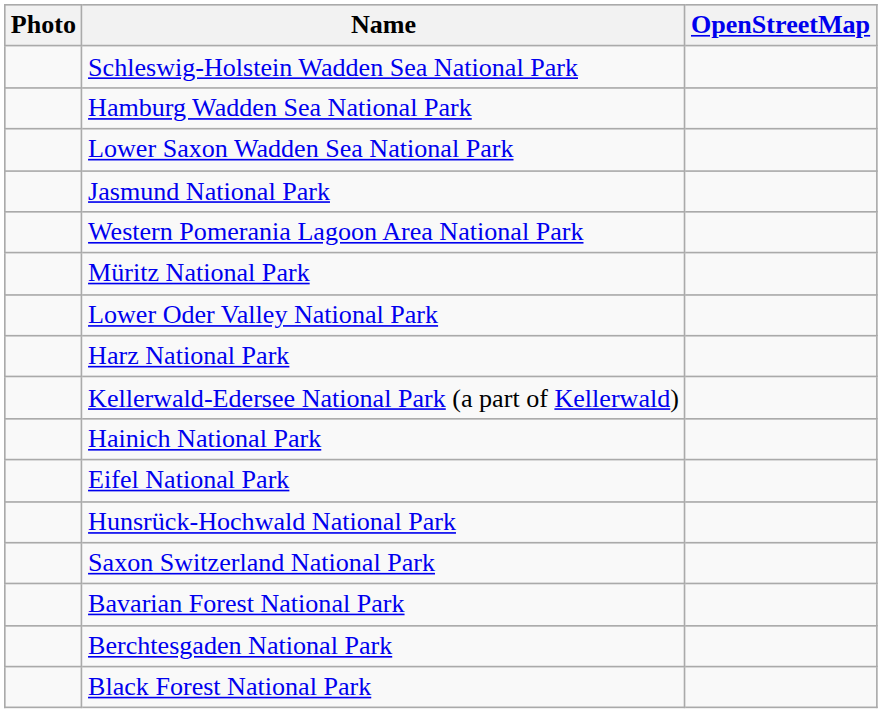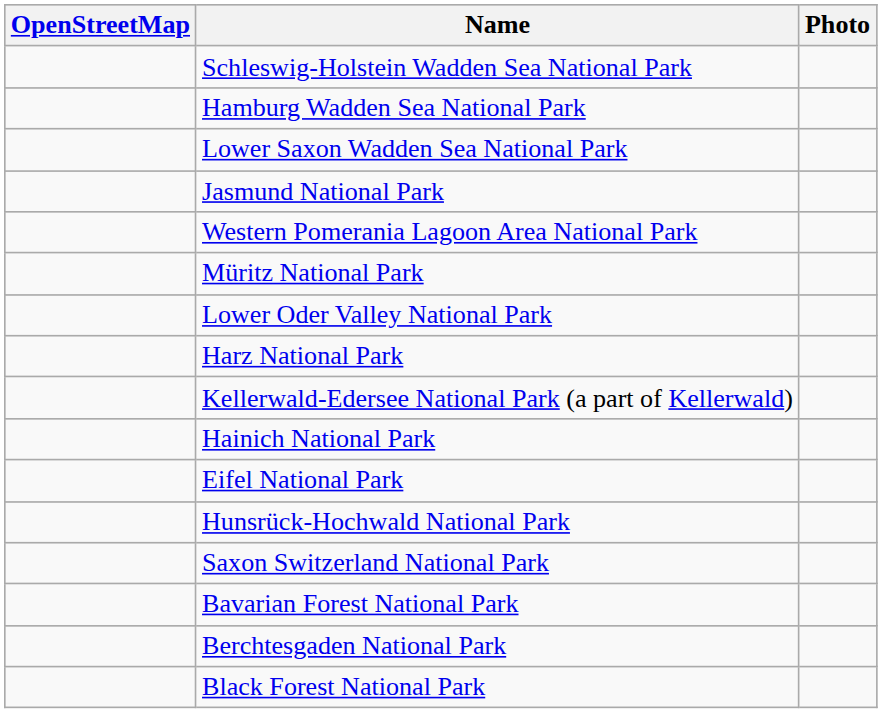columns swapped: (43, 25) <-> (781, 25)
